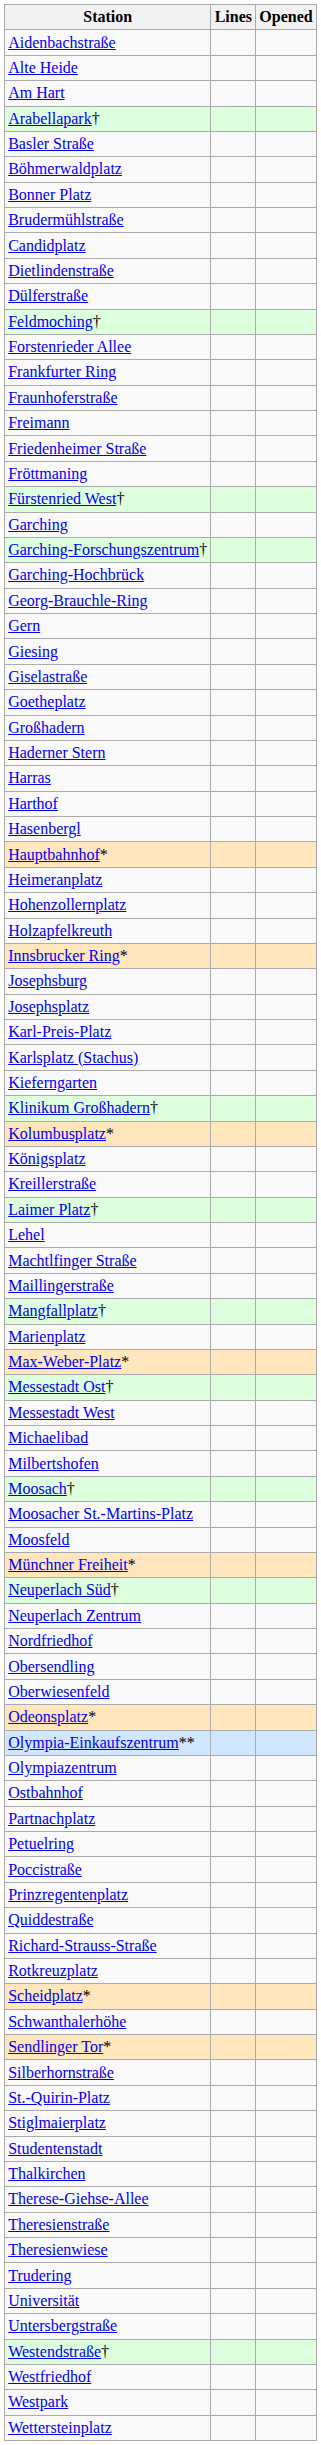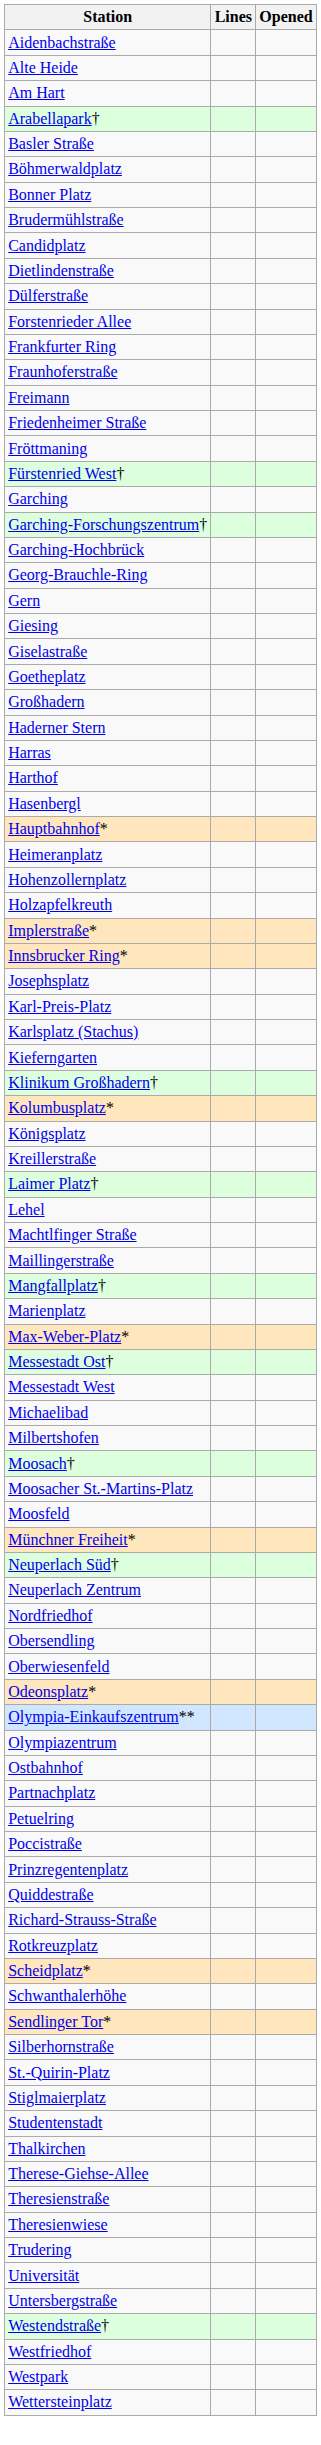- row: (54, 321)
+ row: (53, 930)
- row: (48, 981)
